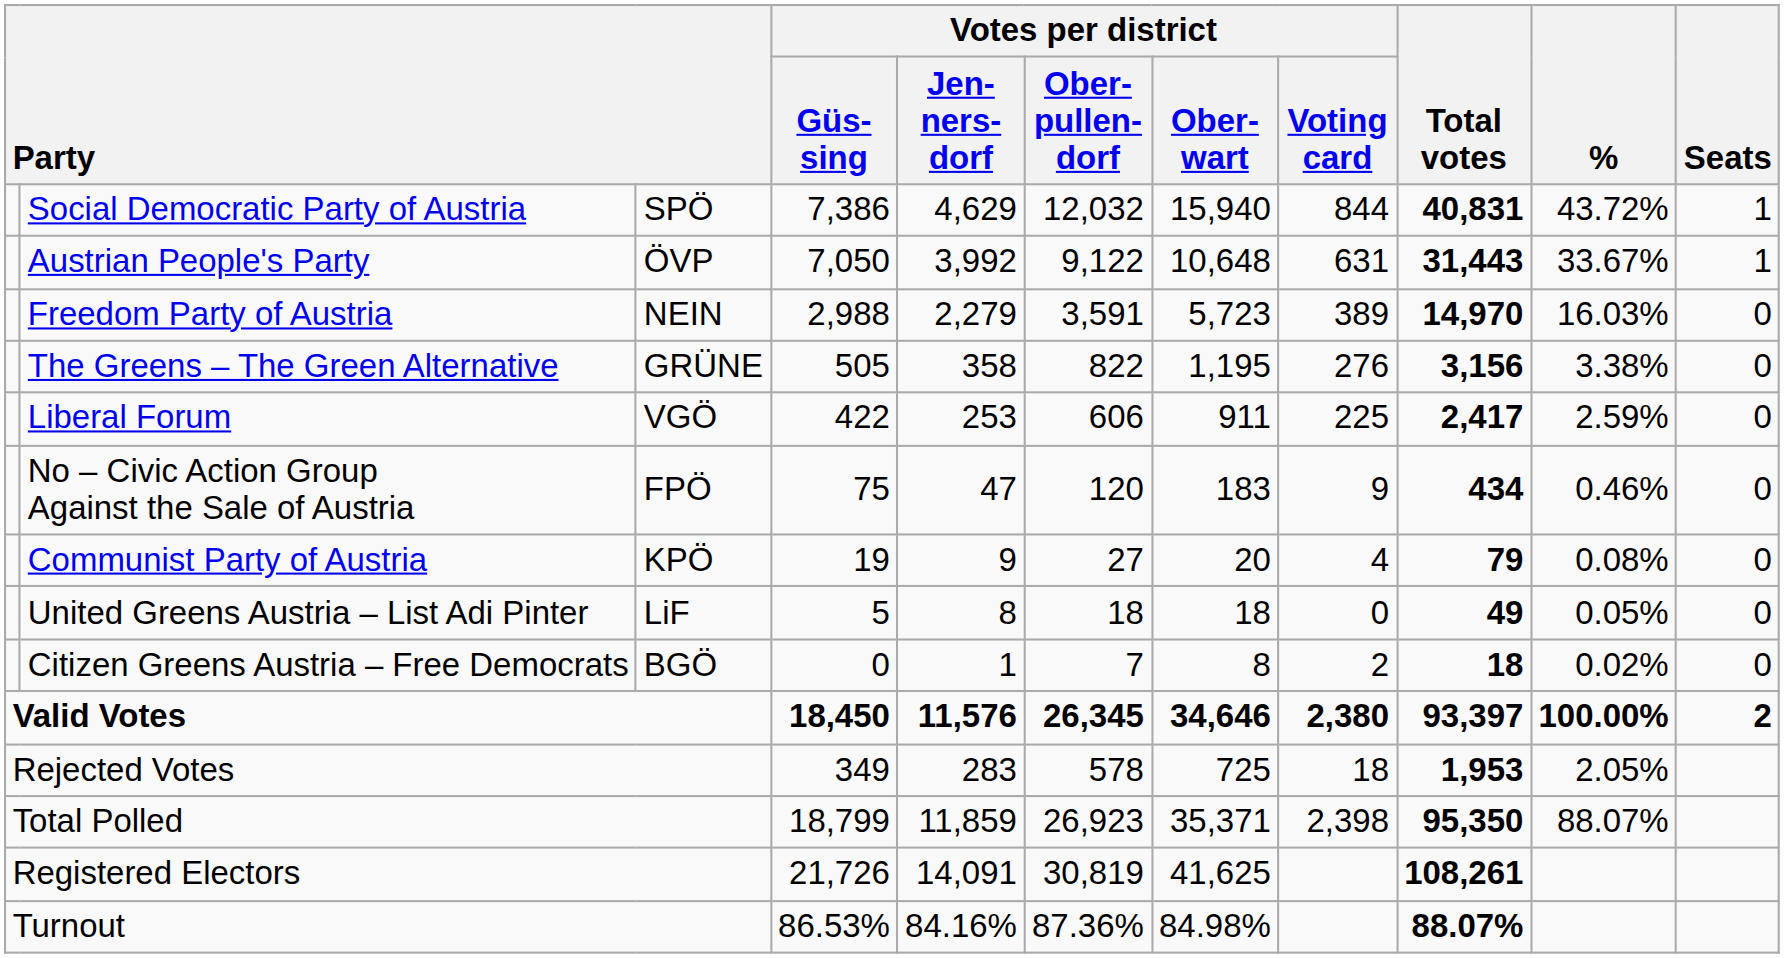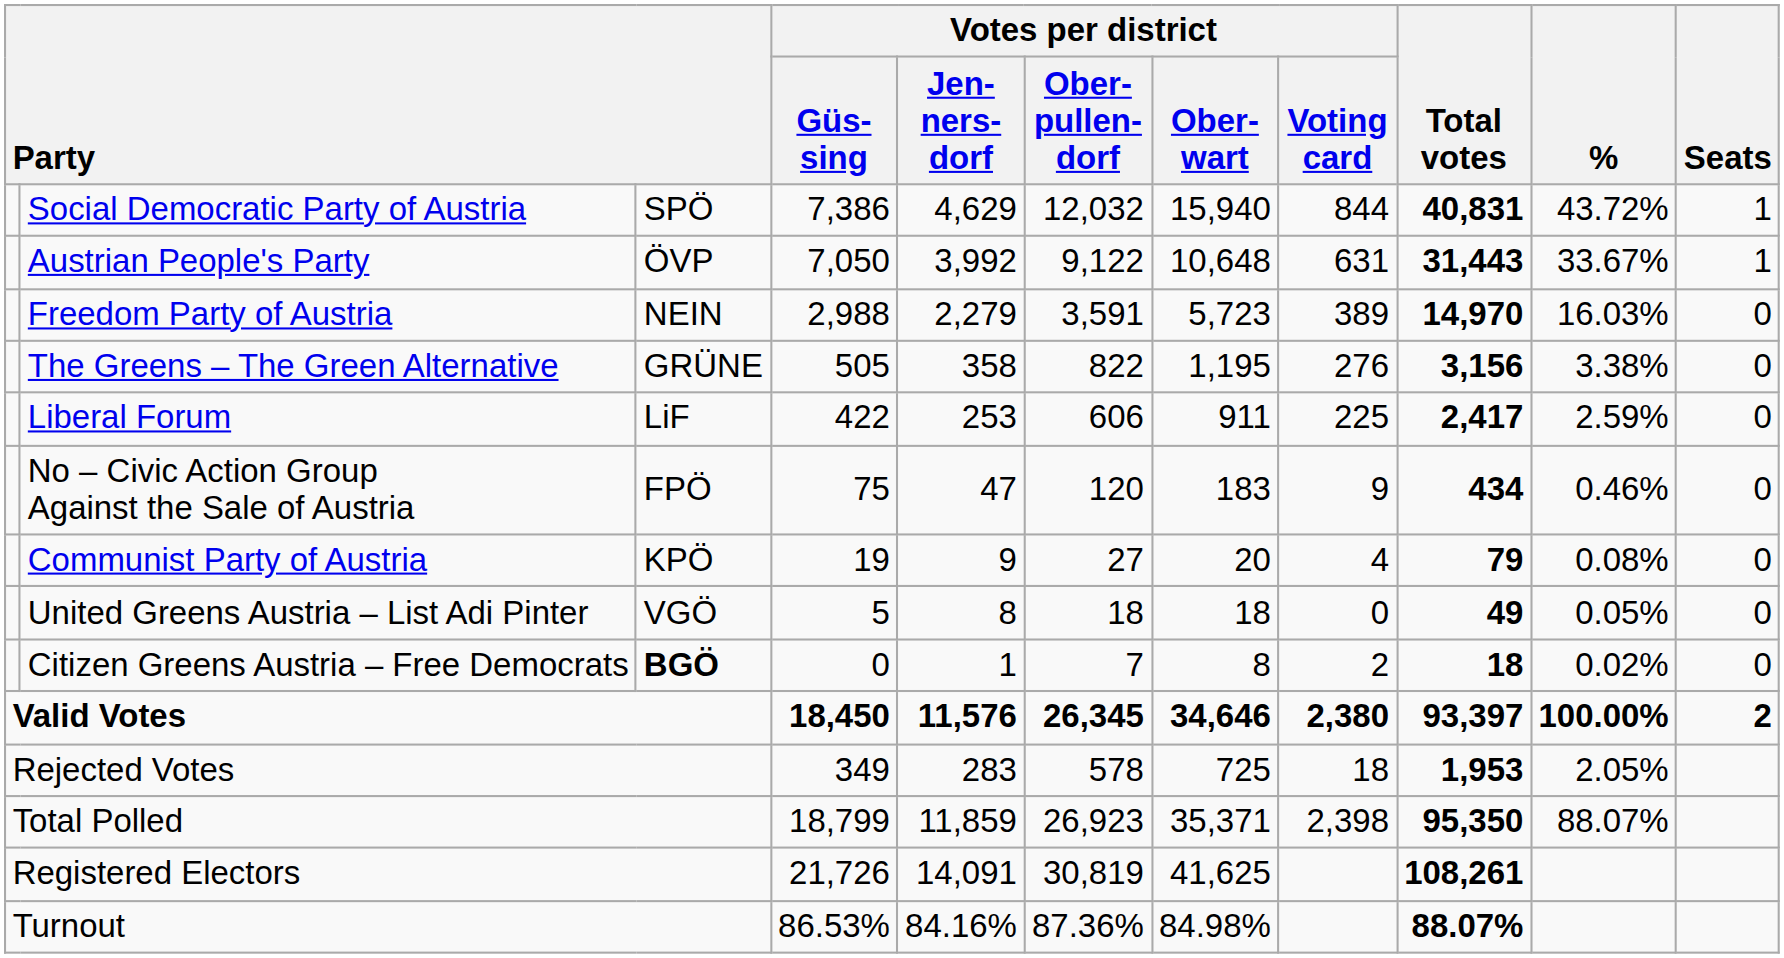(680, 418) VGÖ -> (667, 418) LiF
(667, 612) LiF -> (680, 612) VGÖ
(680, 664) normal -> (681, 664) bold
